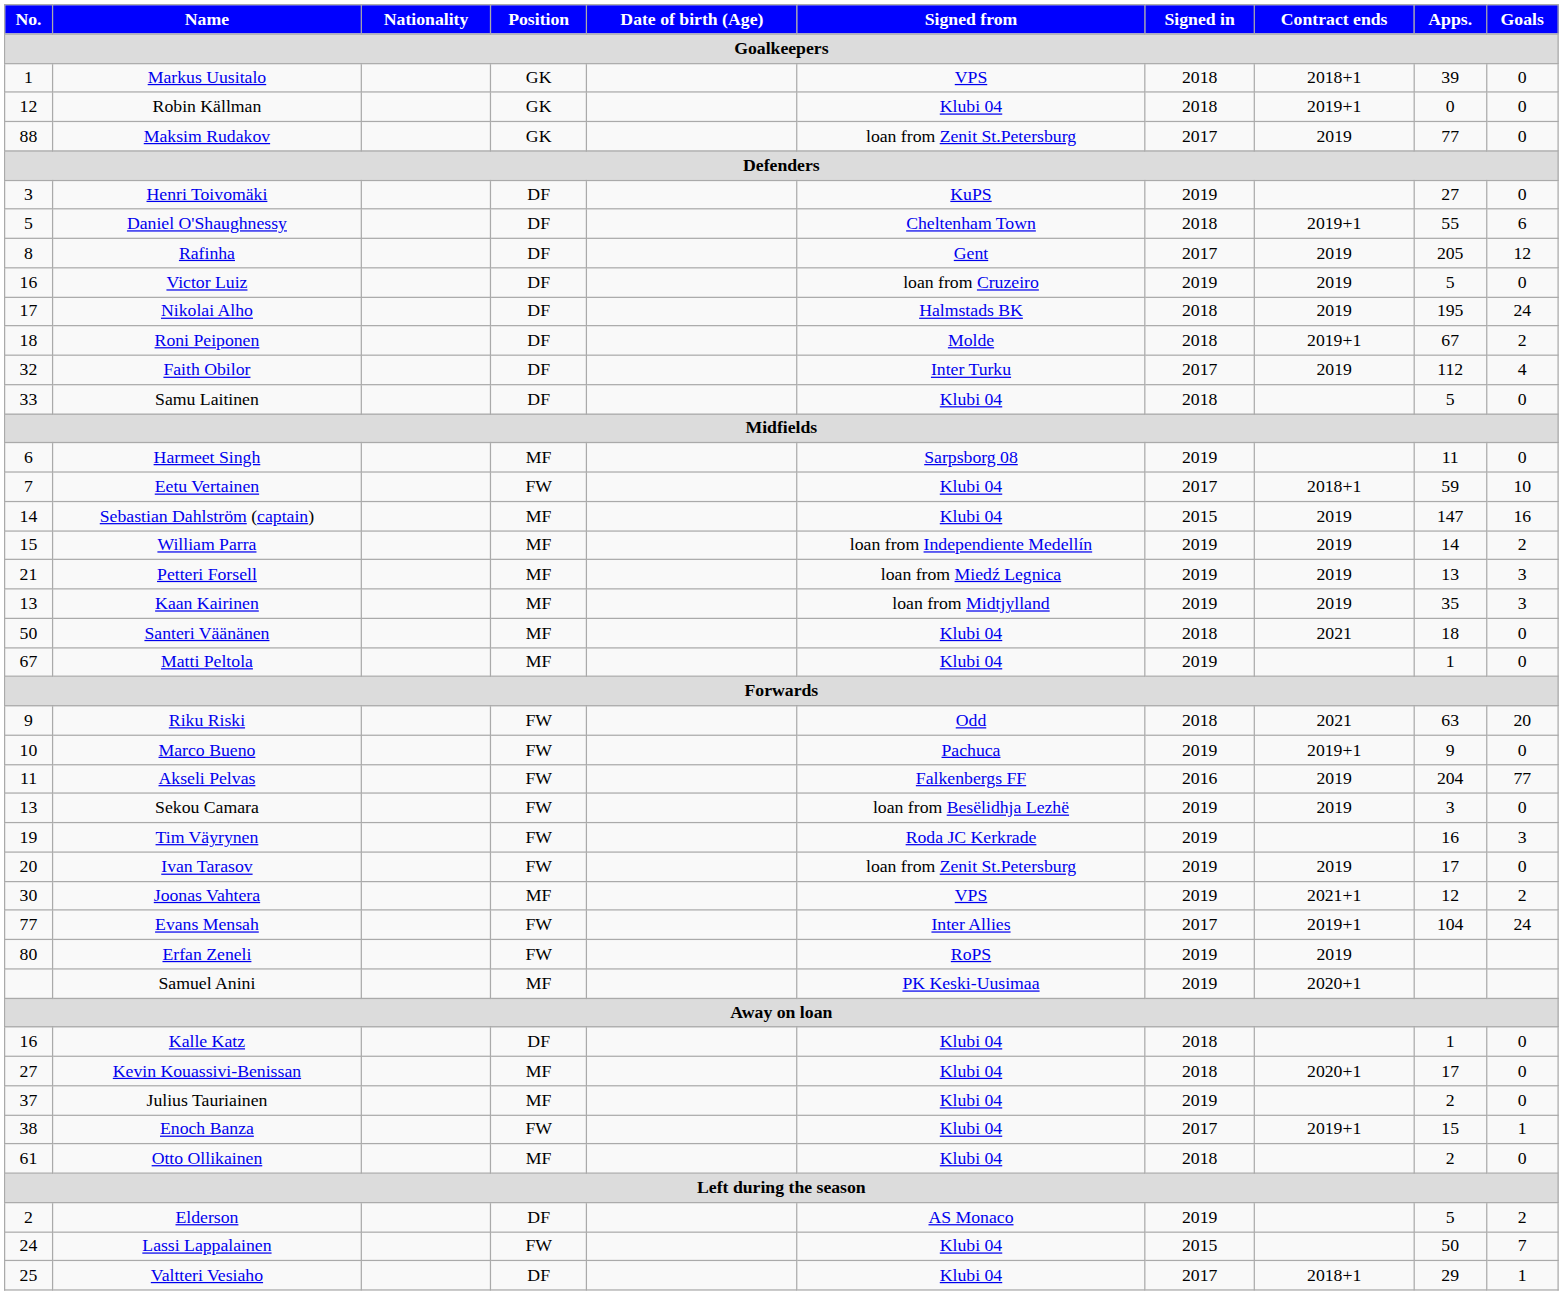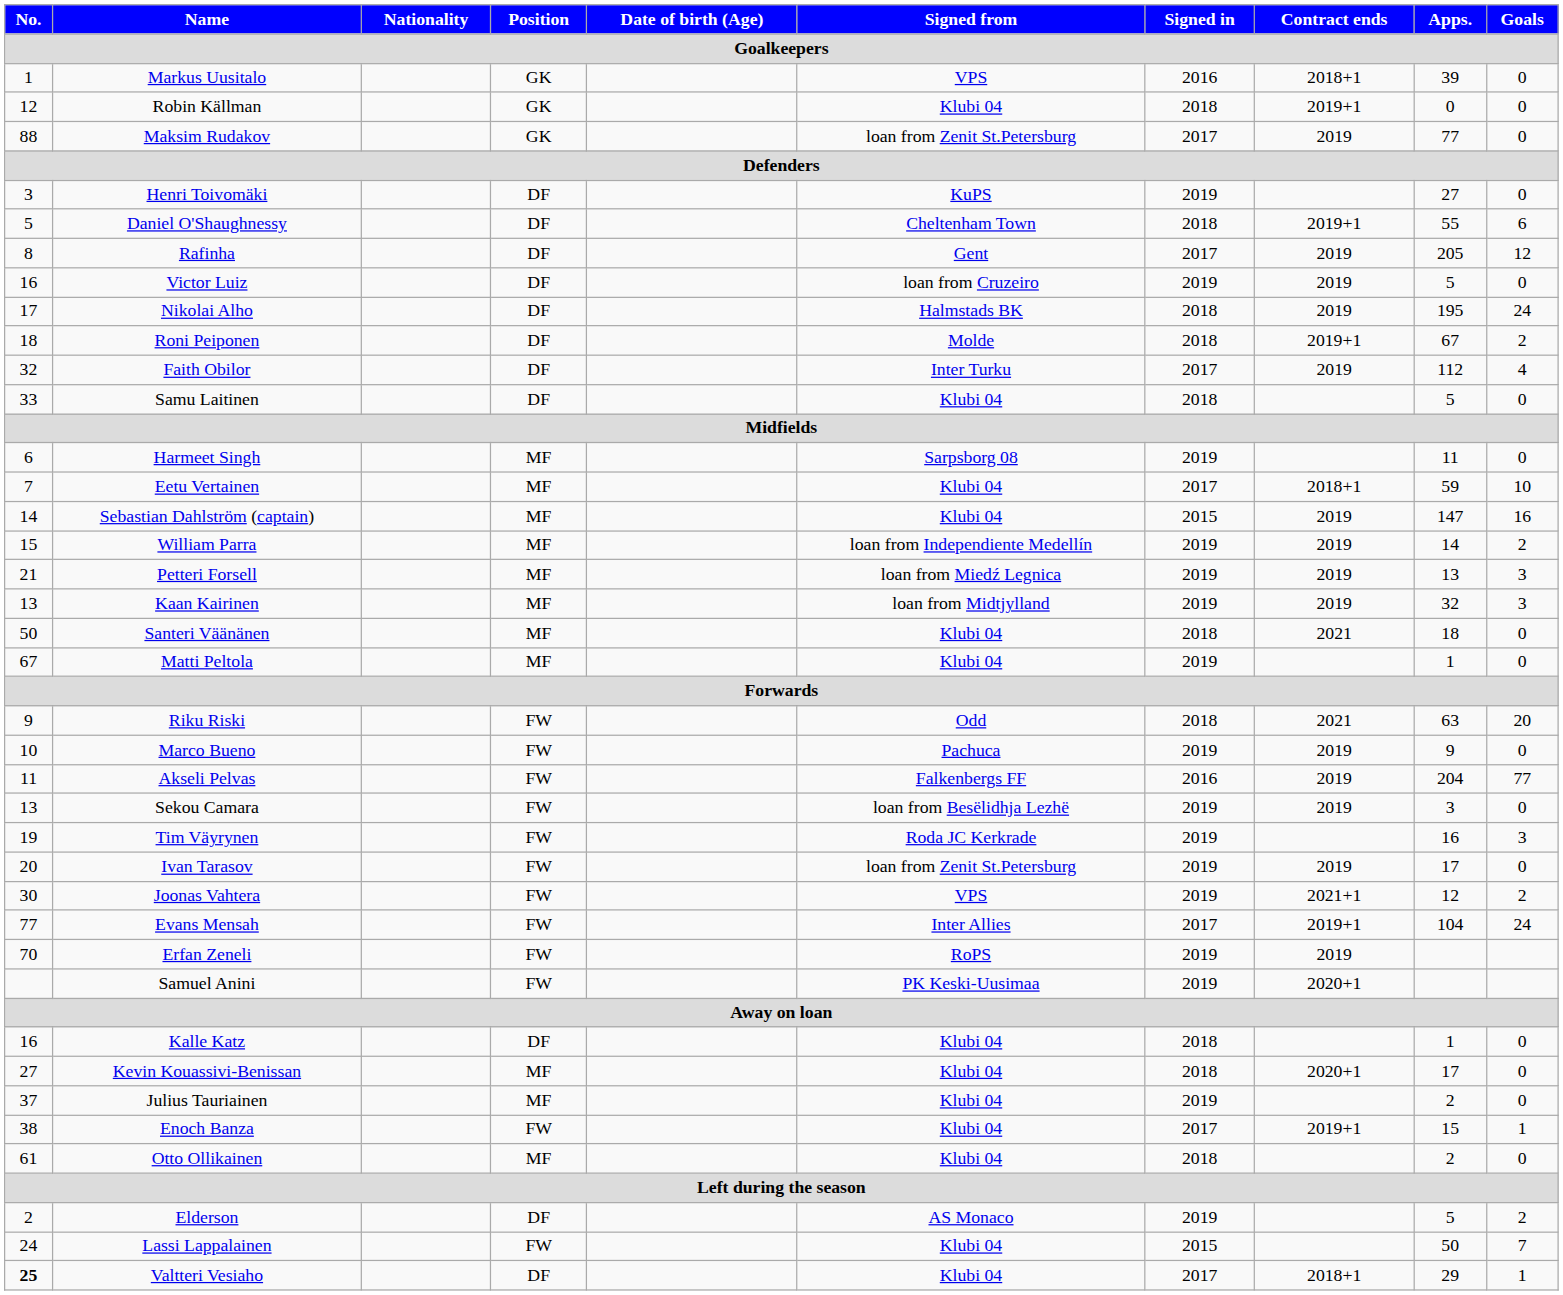(1200, 77) 2018 -> (1200, 77) 2016
(539, 486) FW -> (539, 486) MF
(1450, 603) 35 -> (1450, 603) 32
(1334, 749) 2019+1 -> (1334, 749) 2019
(539, 895) MF -> (539, 895) FW
(28, 954) 80 -> (28, 954) 70
(539, 983) MF -> (539, 983) FW
(28, 1275) normal -> (28, 1275) bold
